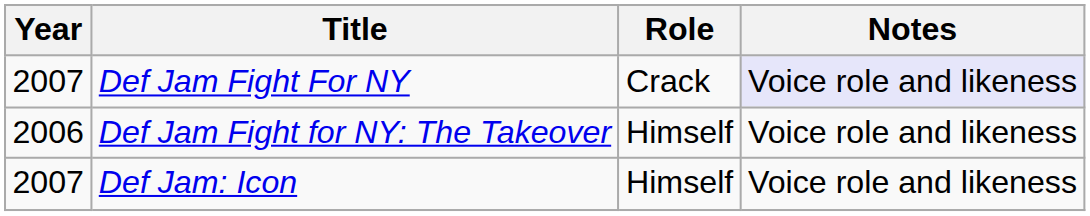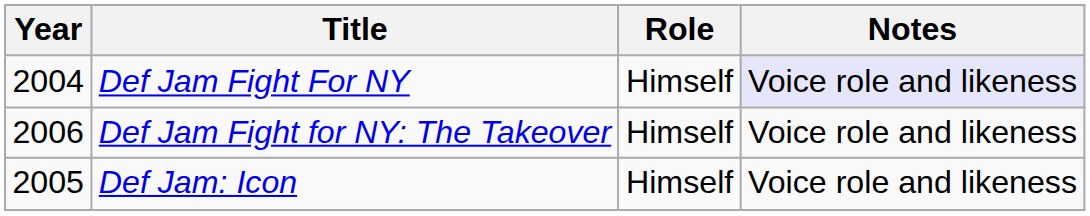(48, 81) 2007 -> (48, 81) 2004
(668, 81) Crack -> (680, 81) Himself
(48, 183) 2007 -> (48, 183) 2005
